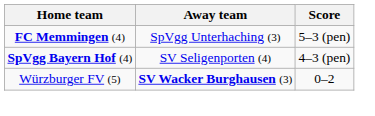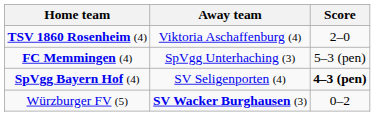+ row: (77, 36)
(324, 57) normal -> (340, 79) bold
